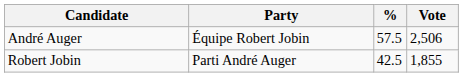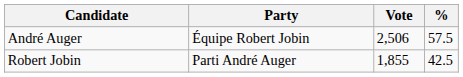columns swapped: (432, 15) <-> (390, 15)
